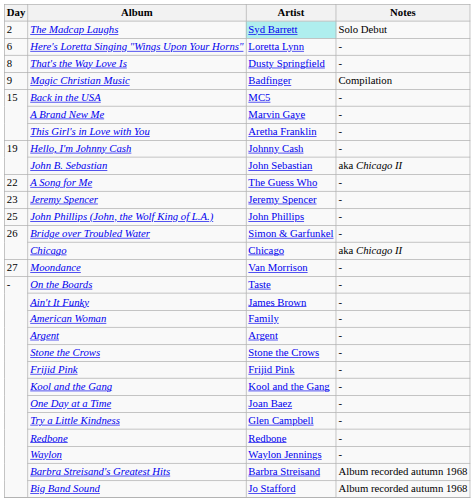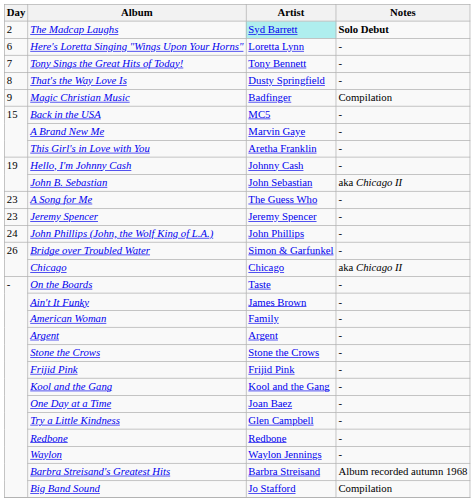(363, 30) normal -> (364, 30) bold
+ row: (107, 64)
(12, 183) 22 -> (12, 200) 23
(12, 217) 25 -> (12, 234) 24
- row: (56, 268)
(403, 489) Album recorded autumn 1968 -> (365, 489) Compilation
